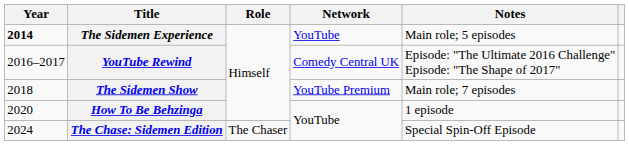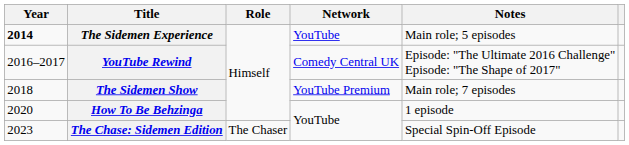(20, 130) 2024 -> (20, 130) 2023
